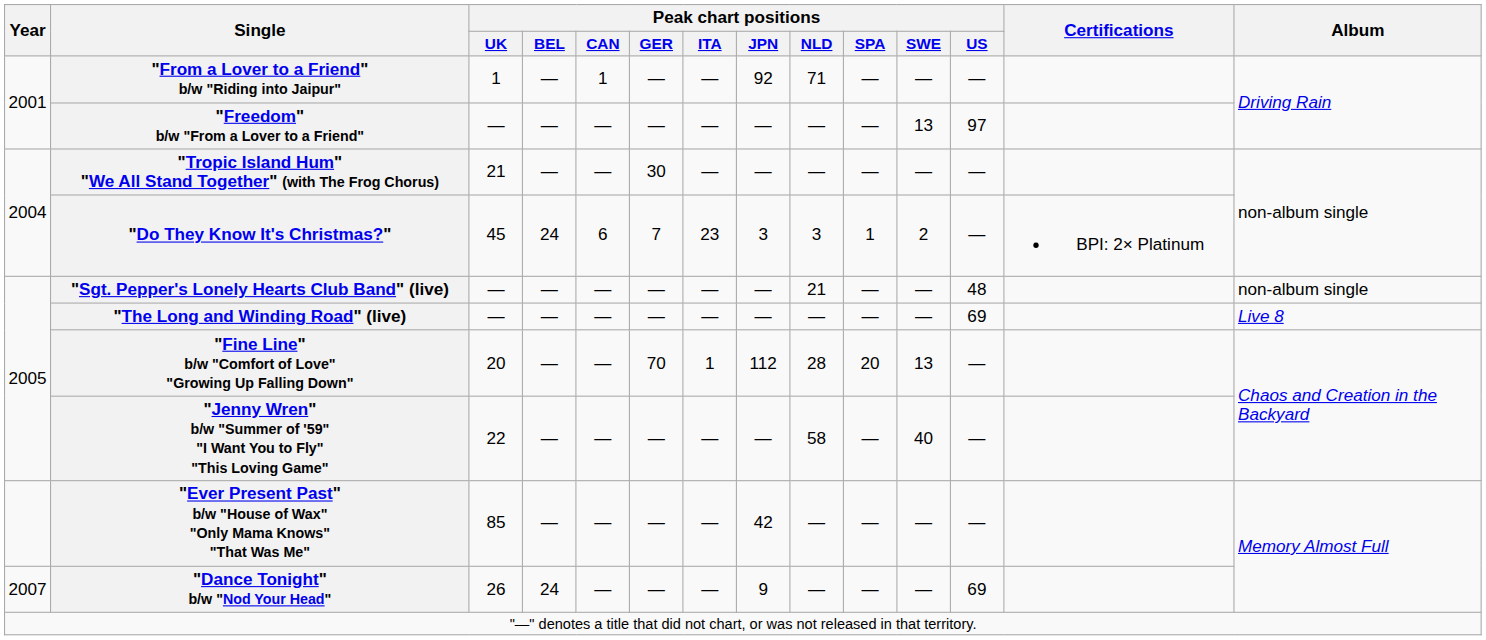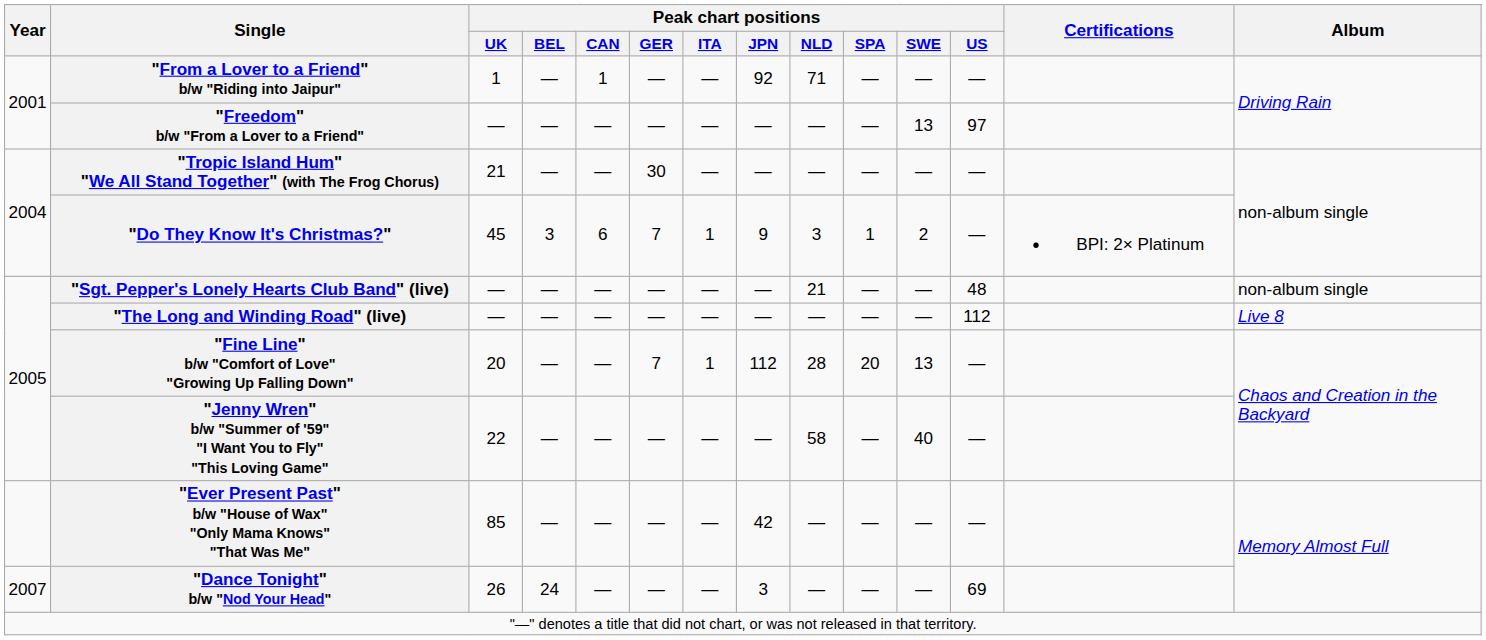(549, 235) 24 -> (549, 235) 3
(710, 235) 23 -> (710, 235) 1
(763, 235) 3 -> (763, 235) 9
(977, 316) 69 -> (977, 316) 112
(656, 363) 70 -> (656, 363) 7
(763, 588) 9 -> (763, 588) 3
